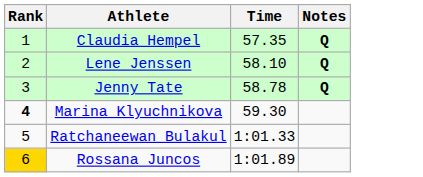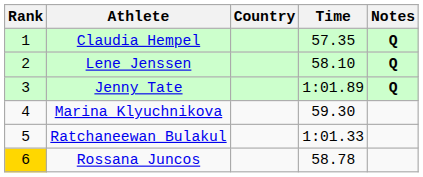+ column: (264, 17)
(264, 88) 58.78 -> (333, 88) 1:01.89
(26, 112) bold -> (26, 112) normal
(264, 160) 1:01.89 -> (333, 160) 58.78
